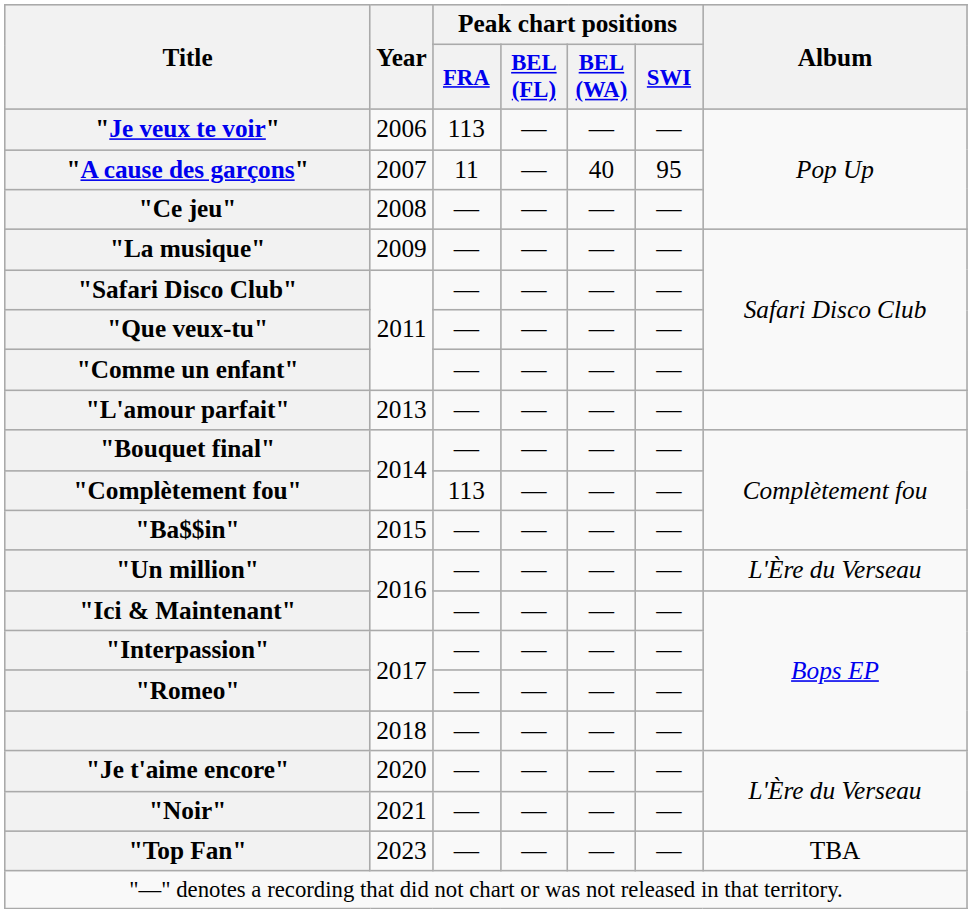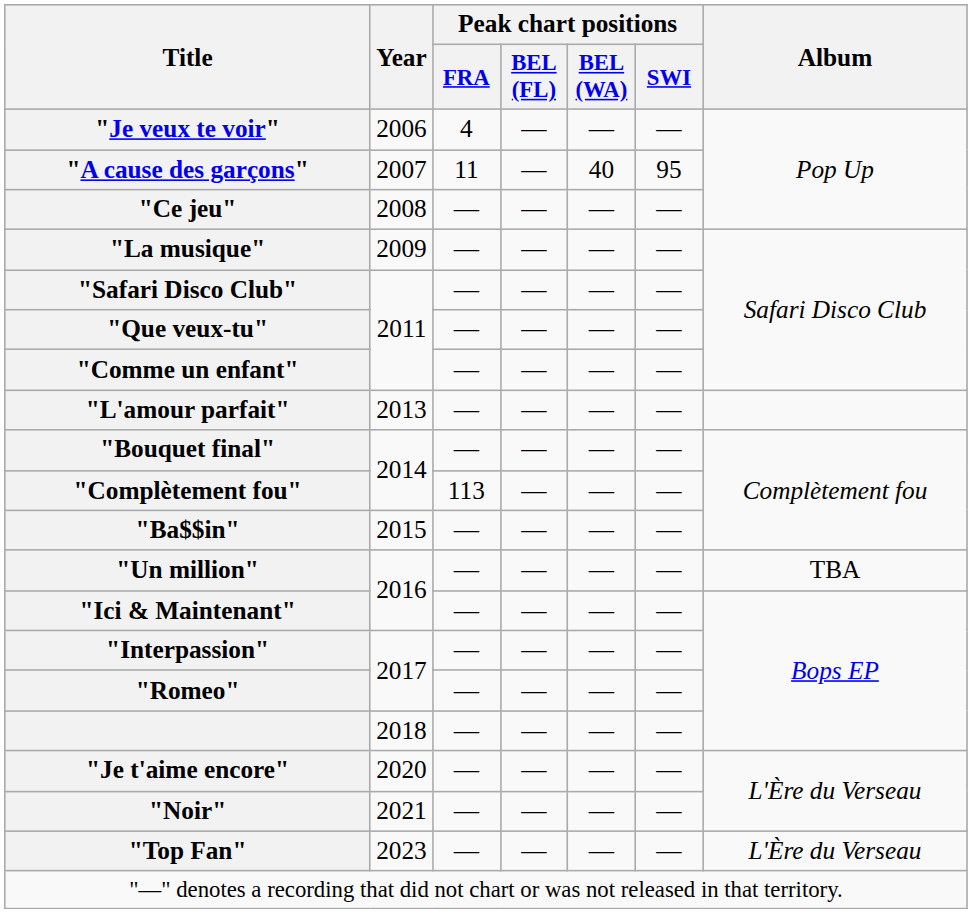(466, 129) 113 -> (466, 129) 4
(835, 570) L'Ère du Verseau -> (835, 570) TBA
(835, 850) TBA -> (835, 850) L'Ère du Verseau
